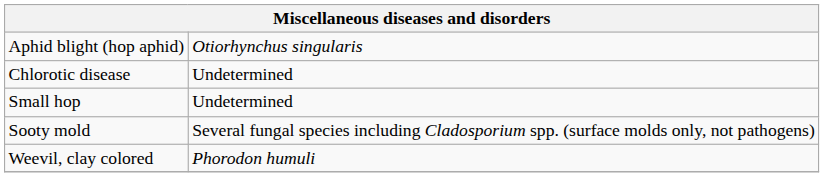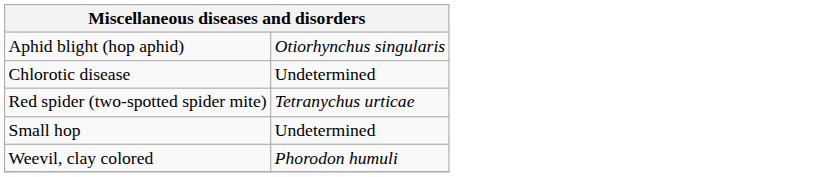+ row: (138, 102)
- row: (49, 130)
